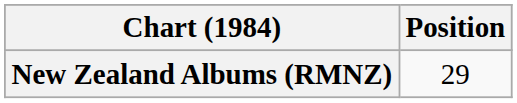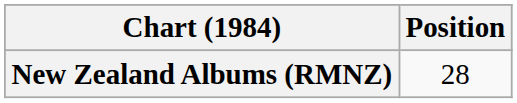(455, 73) 29 -> (455, 73) 28
